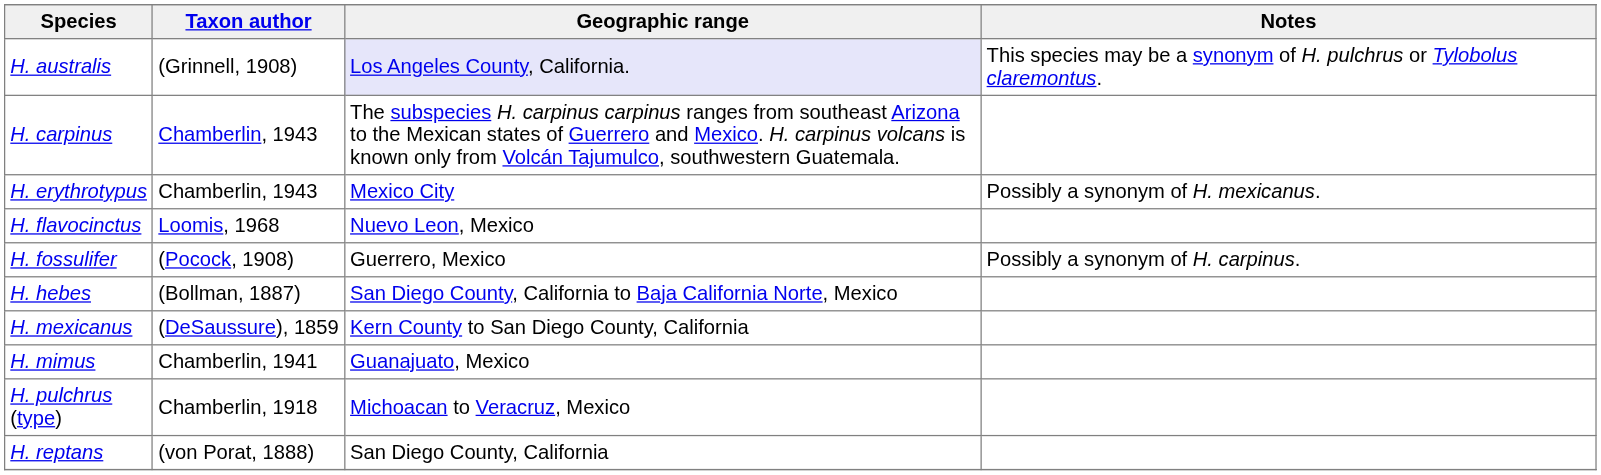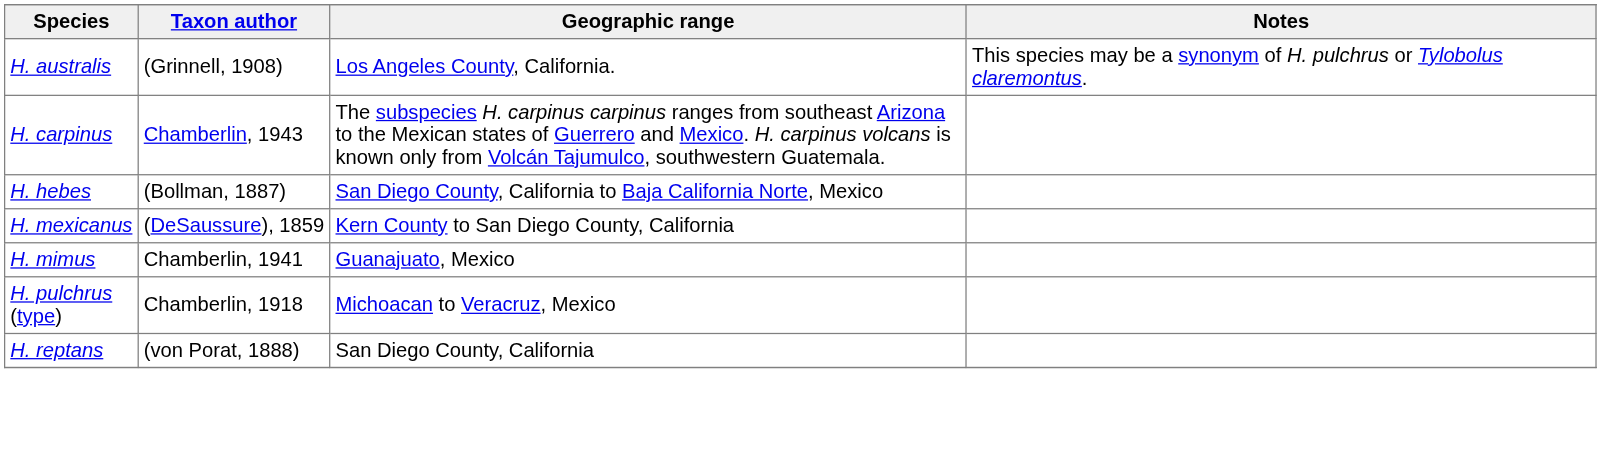(490, 66) lavender background -> (475, 66) no background
- row: (79, 191)
- row: (76, 225)
- row: (64, 259)
